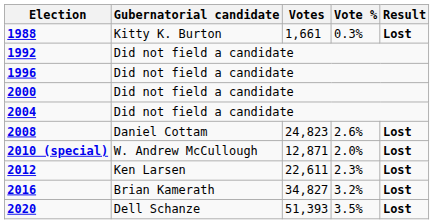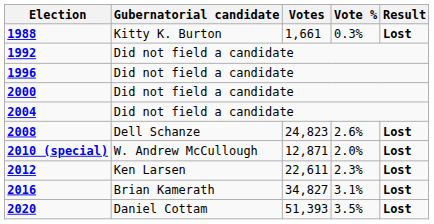(161, 131) Daniel Cottam -> (157, 131) Dell Schanze
(348, 190) 3.2% -> (348, 190) 3.1%
(157, 209) Dell Schanze -> (161, 209) Daniel Cottam
